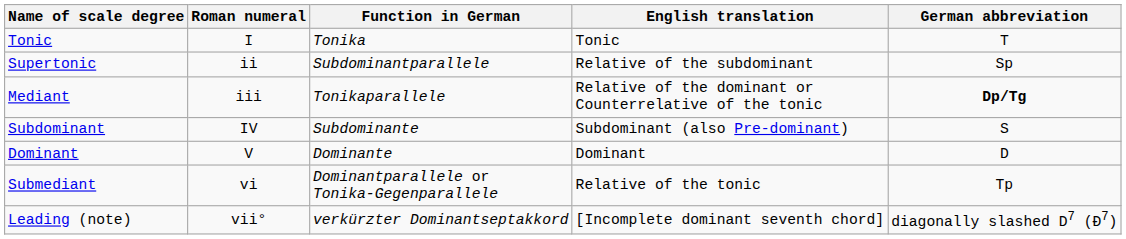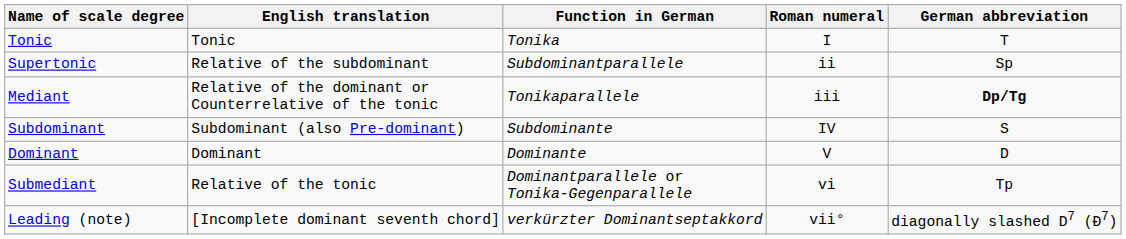columns swapped: (249, 17) <-> (730, 17)
